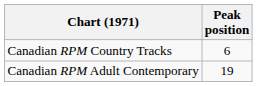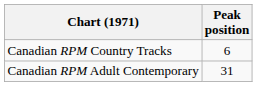(227, 71) 19 -> (227, 71) 31
